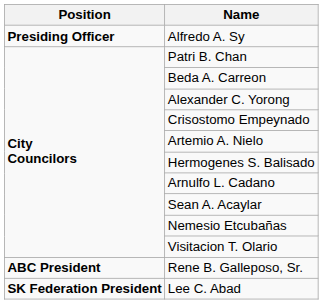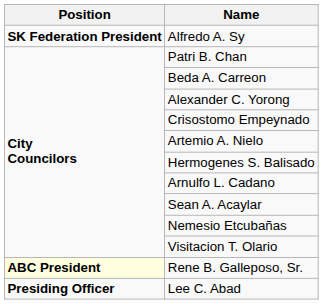(61, 36) Presiding Officer -> (85, 36) SK Federation President
(54, 267) no background -> (54, 267) lightyellow background
(85, 288) SK Federation President -> (61, 288) Presiding Officer
